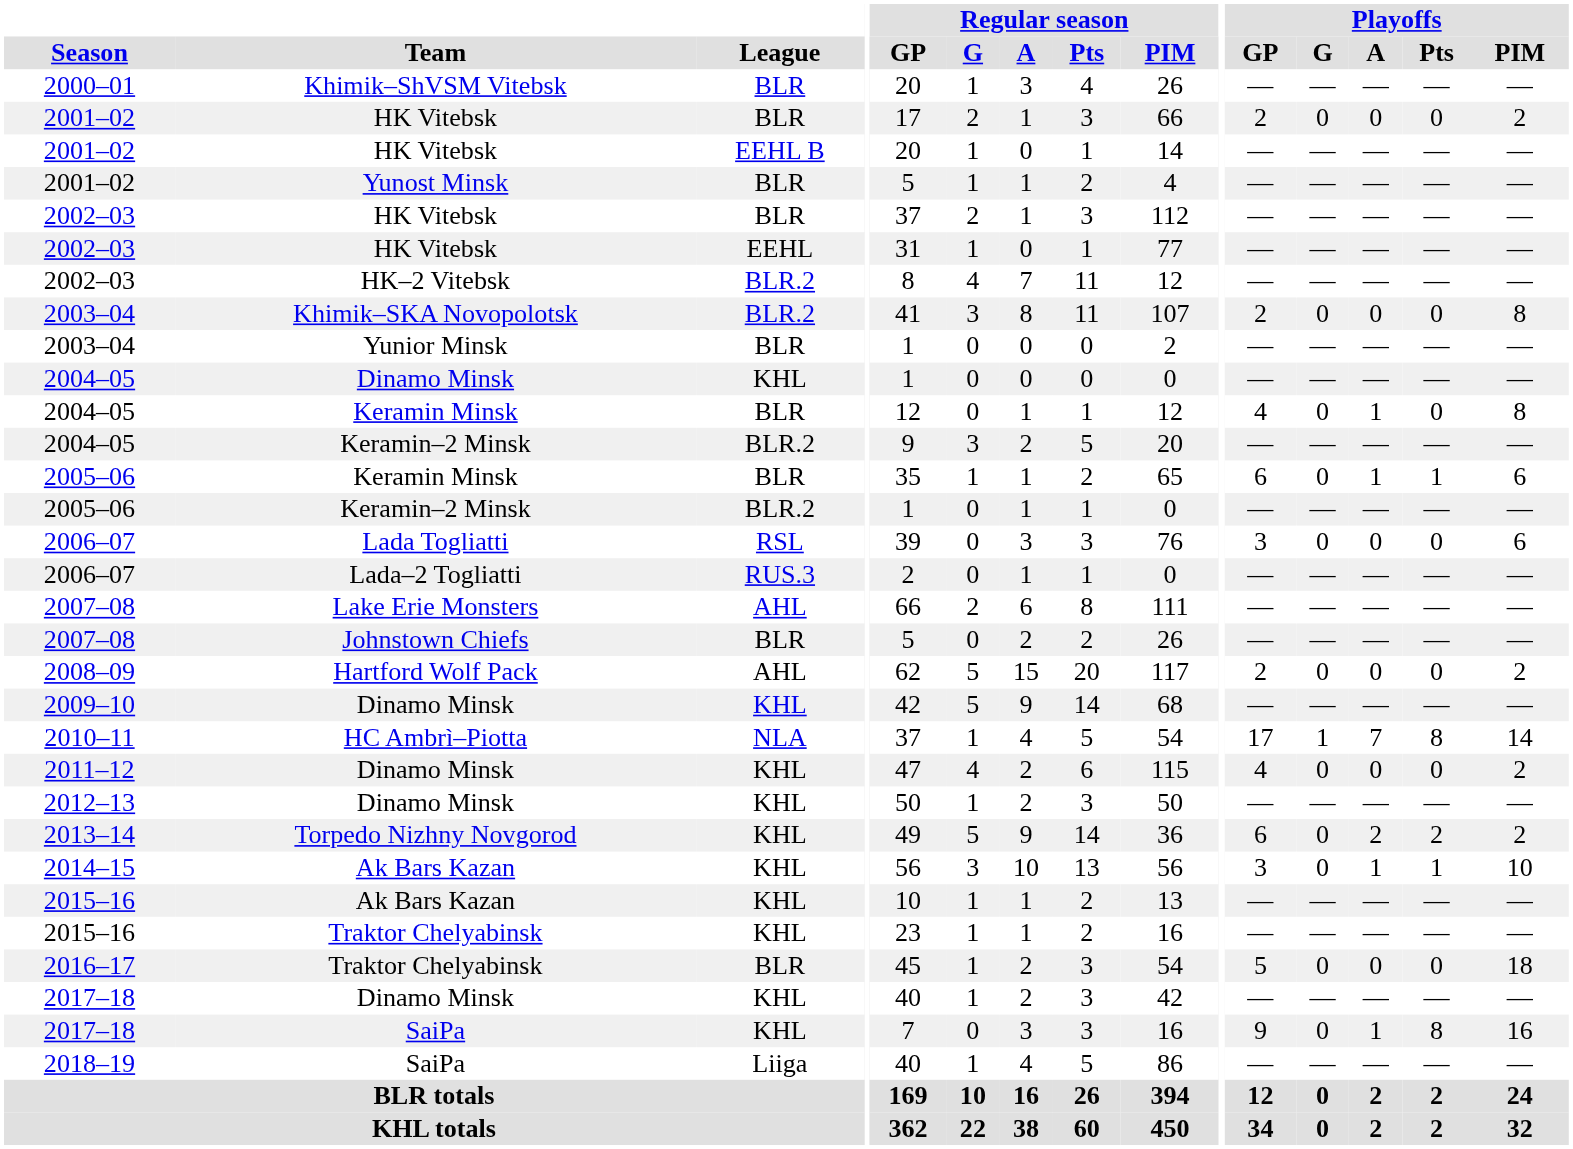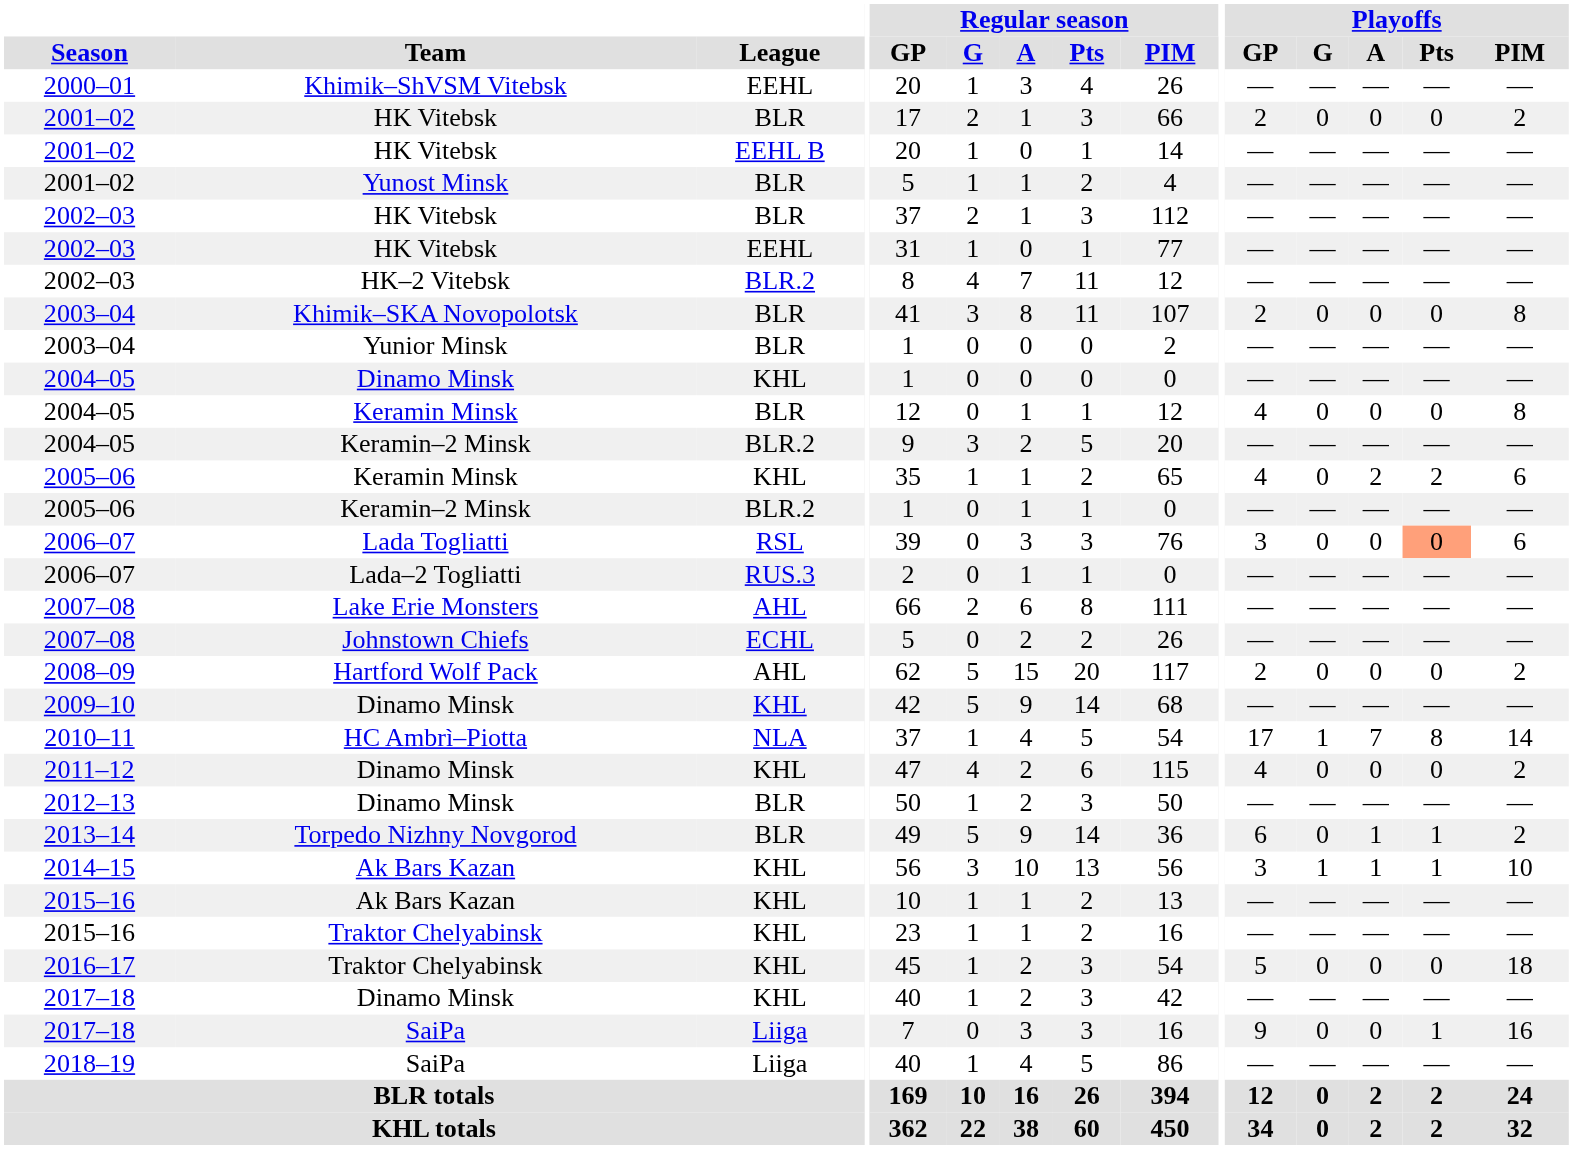(780, 85) BLR -> (780, 85) EEHL
(780, 313) BLR.2 -> (780, 313) BLR
(1376, 411) 1 -> (1376, 411) 0
(780, 476) BLR -> (780, 476) KHL
(1260, 476) 6 -> (1260, 476) 4
(1376, 476) 1 -> (1376, 476) 2
(1437, 476) 1 -> (1437, 476) 2
(1437, 541) no background -> (1437, 541) lightsalmon background
(780, 639) BLR -> (780, 639) ECHL
(780, 802) KHL -> (780, 802) BLR
(780, 834) KHL -> (780, 834) BLR
(1376, 834) 2 -> (1376, 834) 1
(1437, 834) 2 -> (1437, 834) 1
(1323, 867) 0 -> (1323, 867) 1
(780, 965) BLR -> (780, 965) KHL
(780, 1030) KHL -> (780, 1030) Liiga
(1376, 1030) 1 -> (1376, 1030) 0
(1437, 1030) 8 -> (1437, 1030) 1
